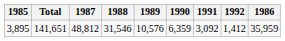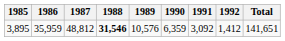columns swapped: (264, 12) <-> (50, 12)
(118, 28) normal -> (113, 28) bold
